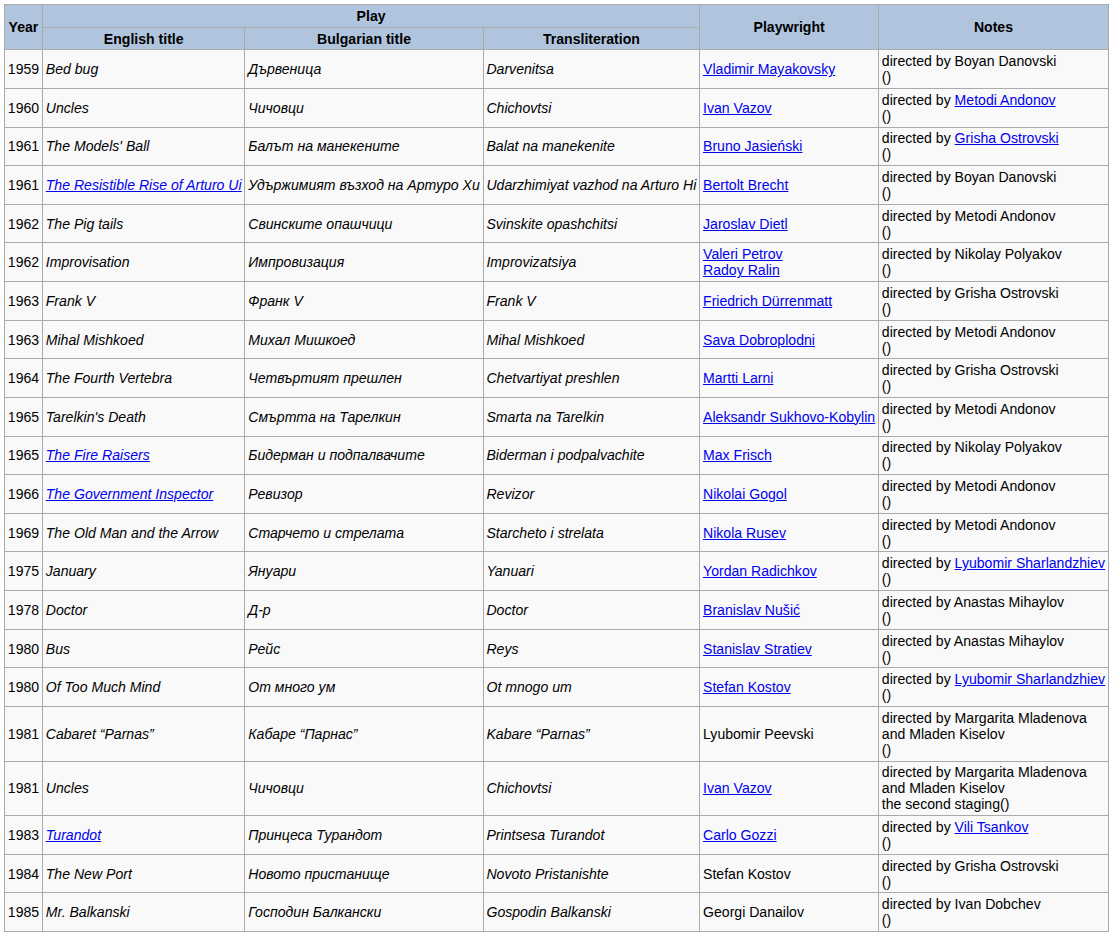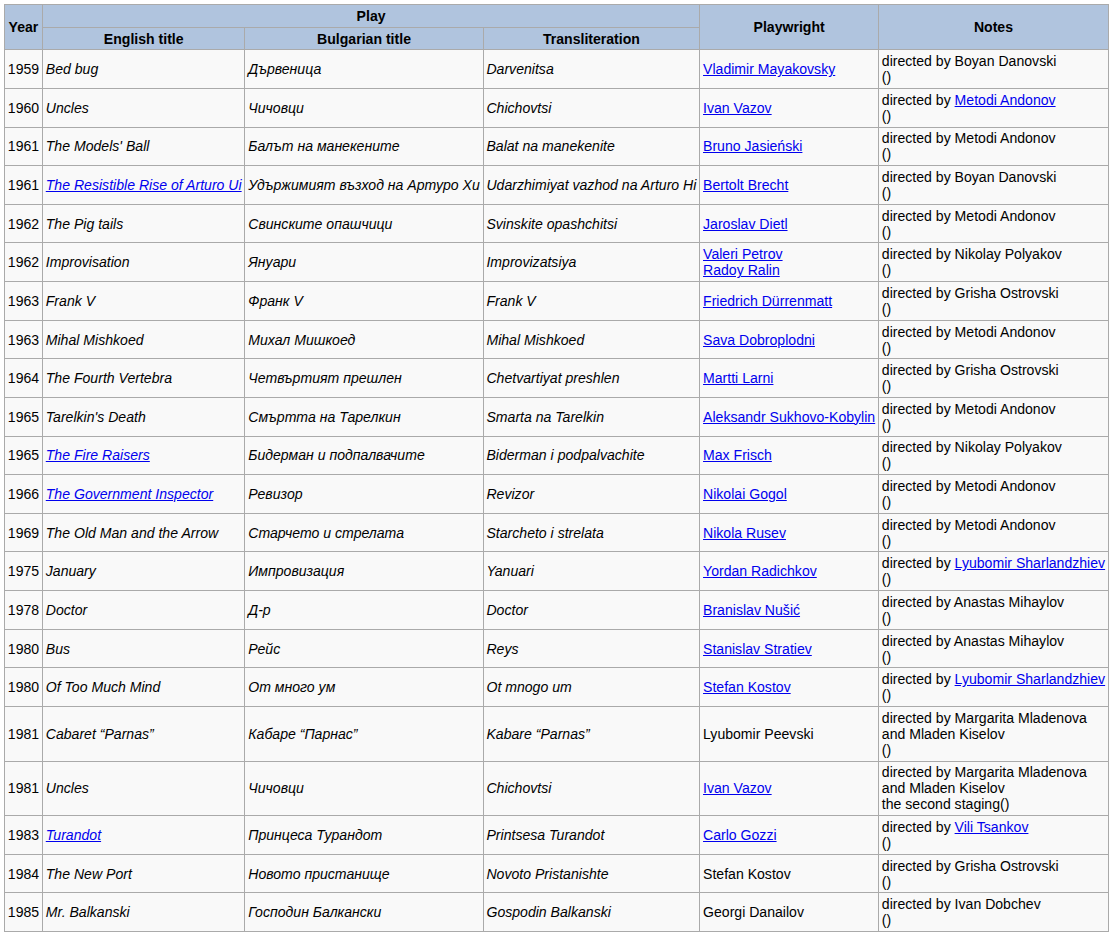(970, 146) directed by Grisha Ostrovski () -> (969, 146) directed by Metodi Andonov ()
(296, 262) Импровизация -> (272, 262) Януари
(272, 571) Януари -> (296, 571) Импровизация
